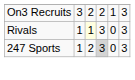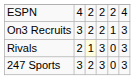+ row: (22, 13)
(79, 30) 1 -> (79, 48) 2
(79, 48) 1 -> (79, 65) 3
(102, 48) lightgrey background -> (102, 65) no background
